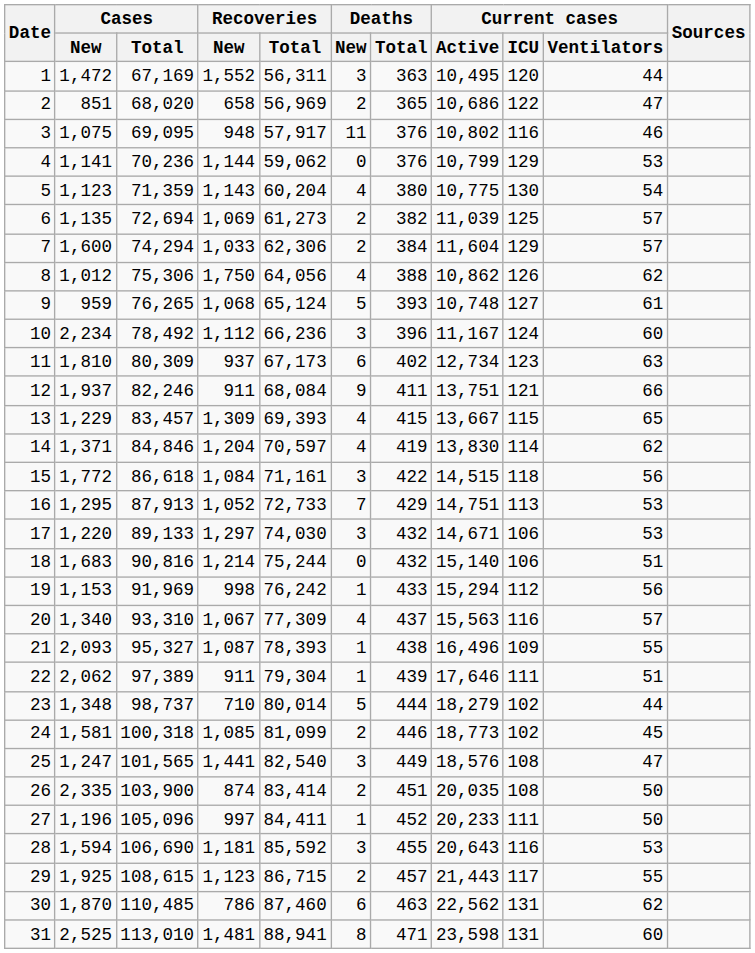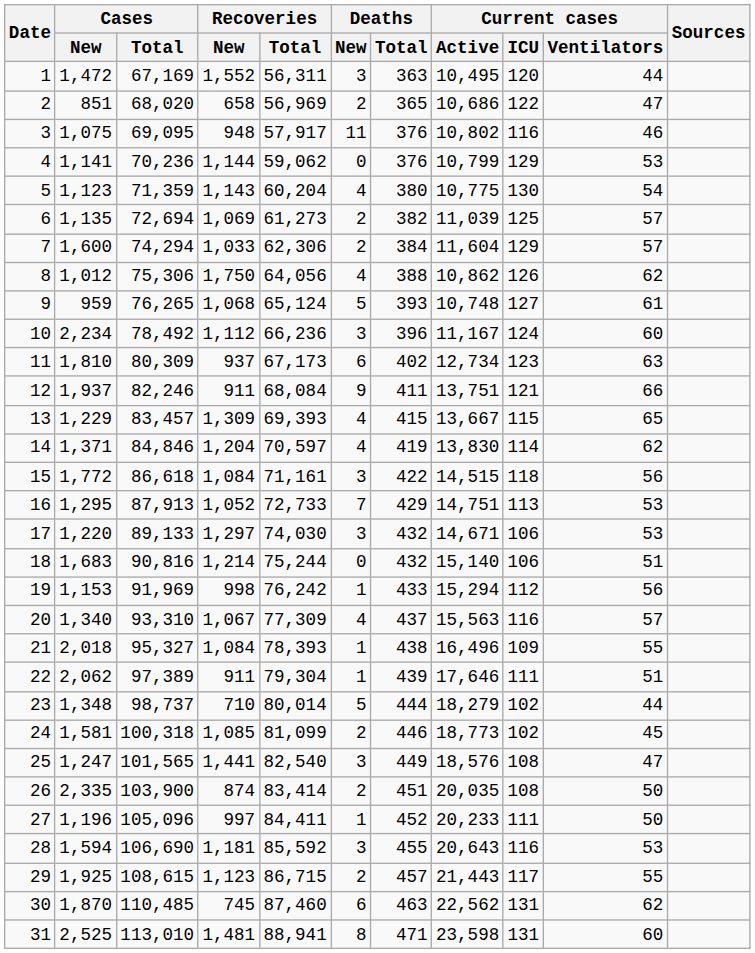(86, 648) 2,093 -> (86, 648) 2,018
(229, 648) 1,087 -> (229, 648) 1,084
(239, 906) 786 -> (239, 906) 745
